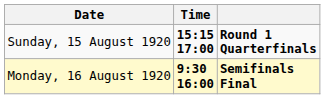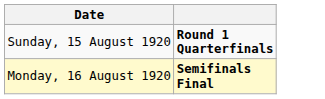- column: (195, 15)
